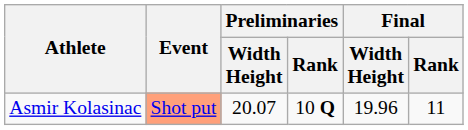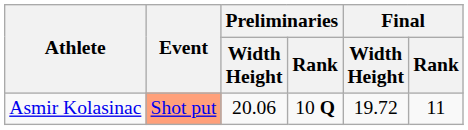(254, 108) 20.07 -> (254, 108) 20.06
(376, 108) 19.96 -> (376, 108) 19.72
